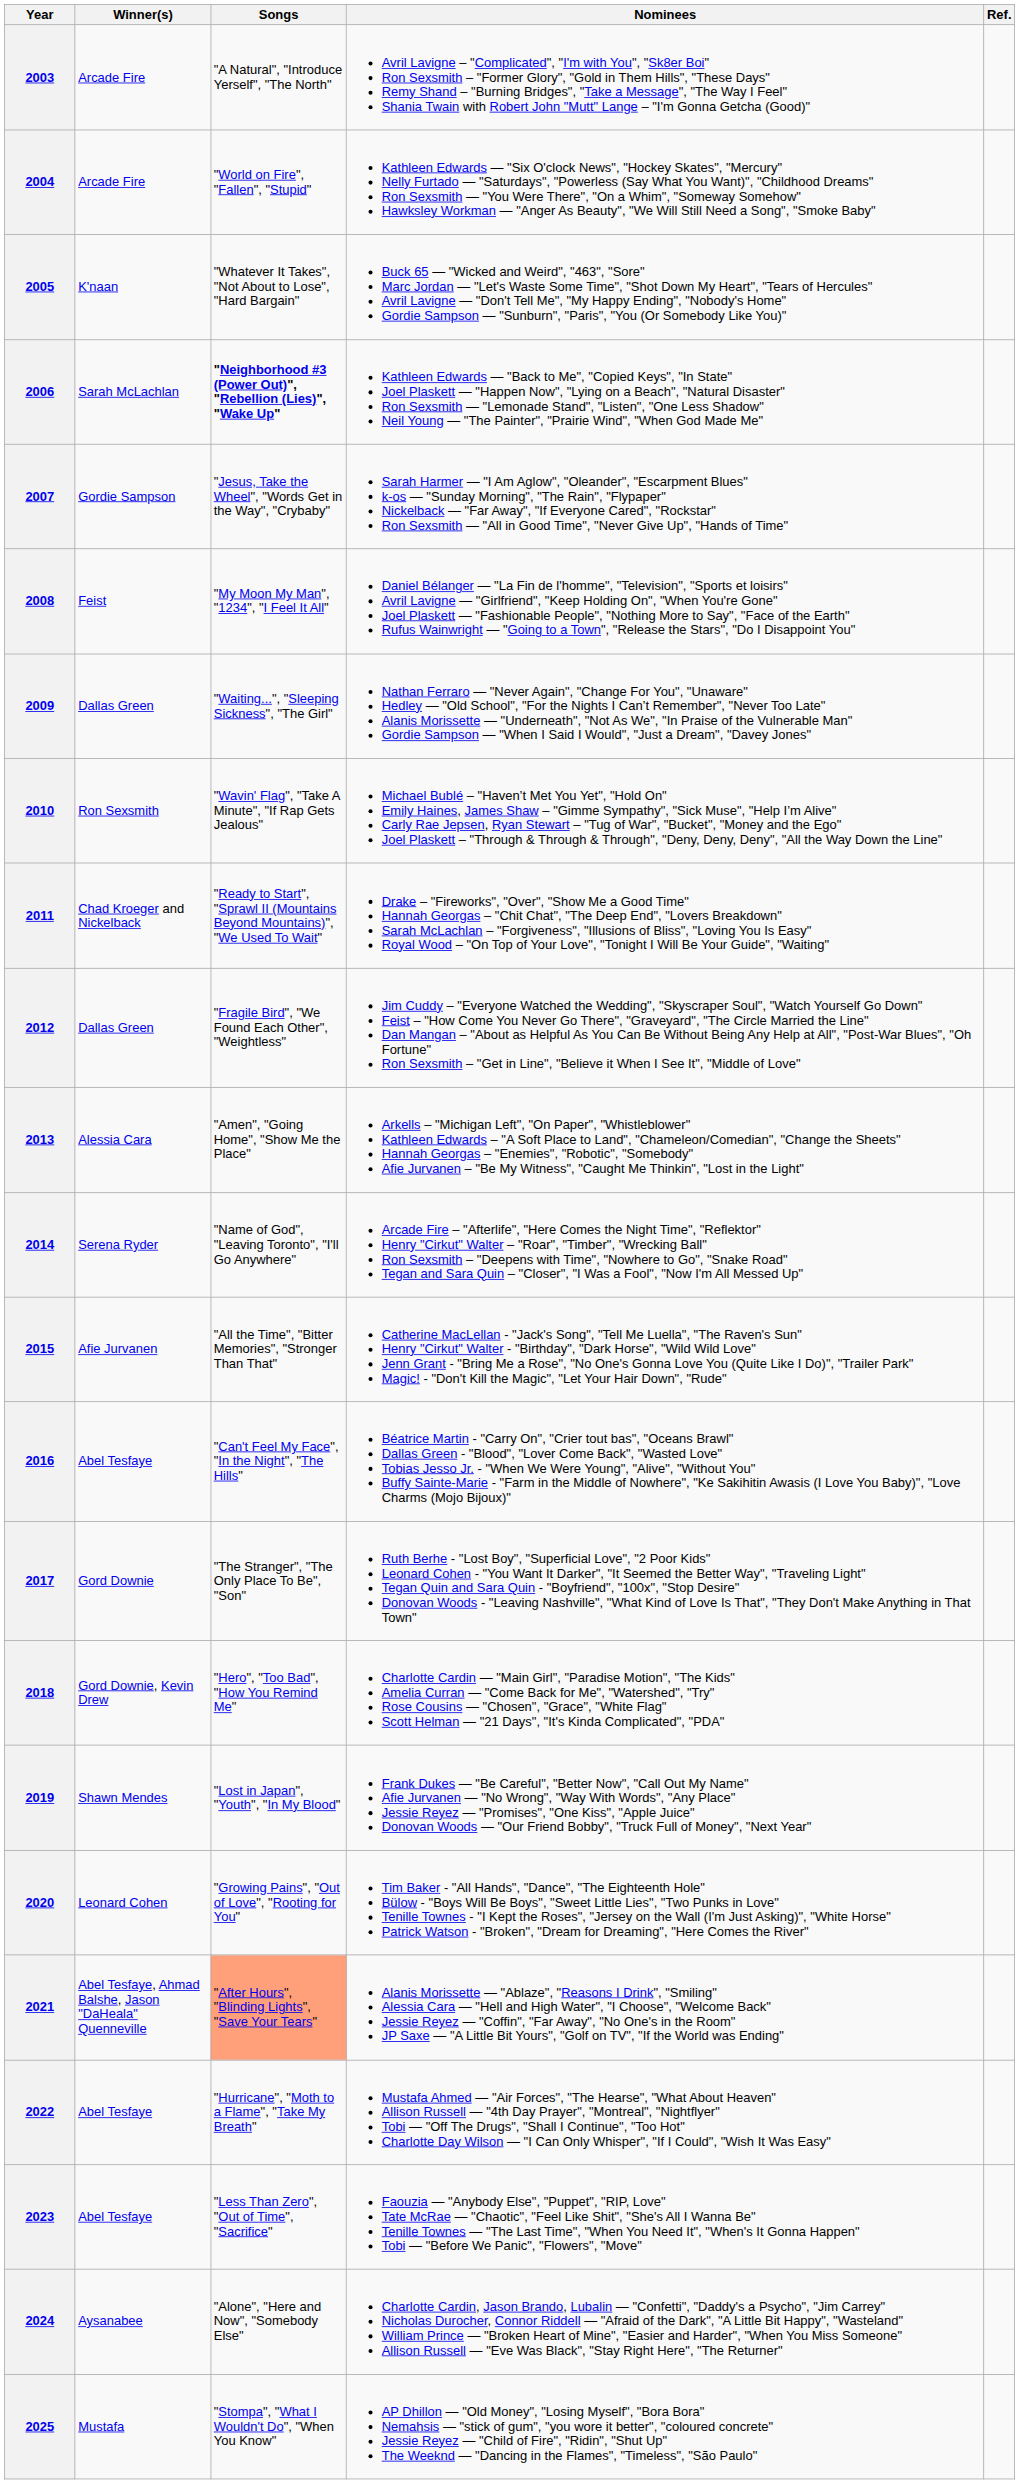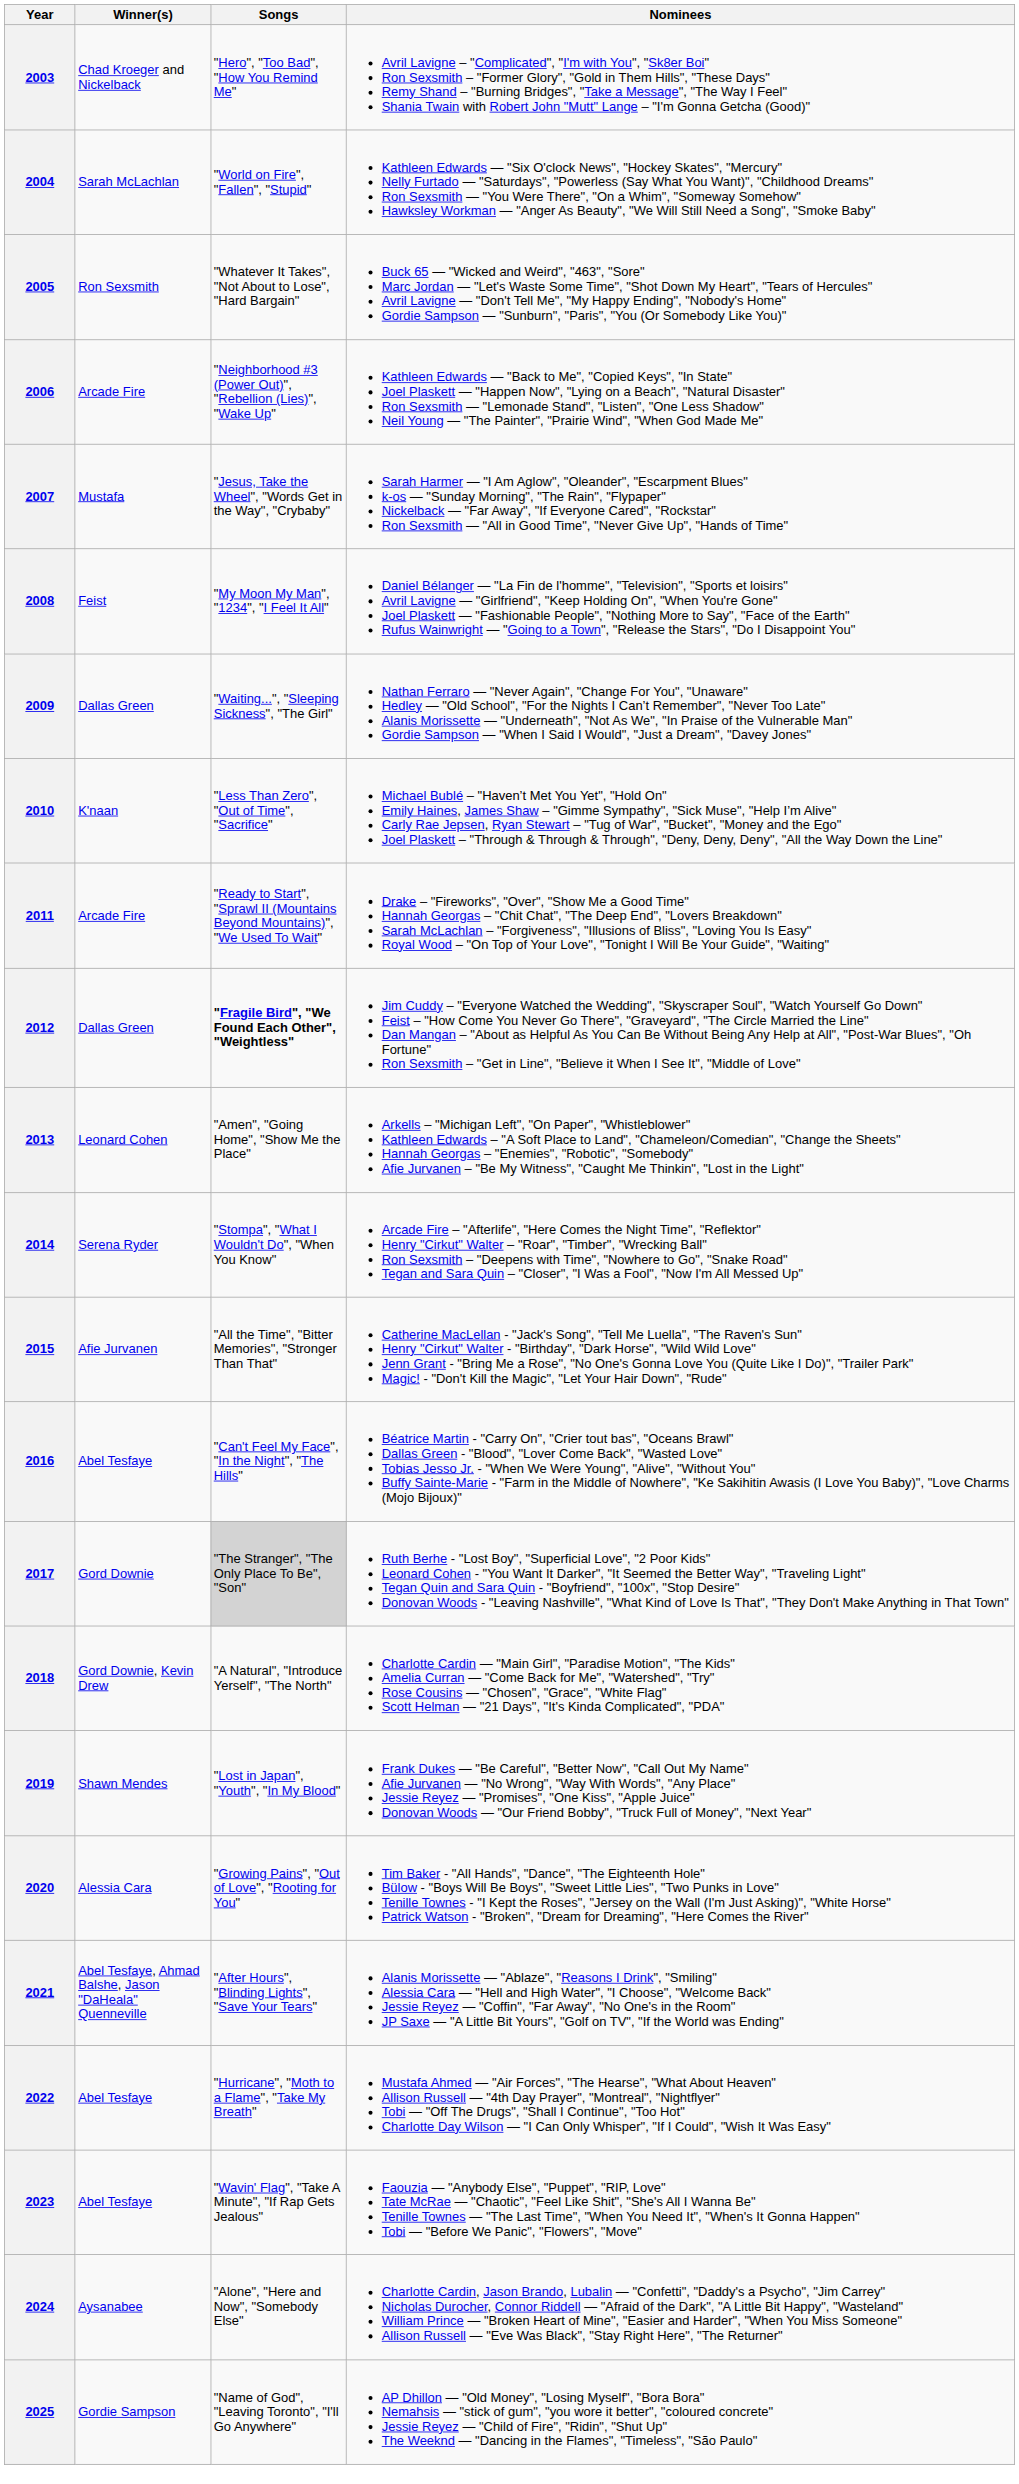- column: (999, 14)
(112, 77) Arcade Fire -> (131, 77) Chad Kroeger and Nickelback
(278, 77) "A Natural", "Introduce Yerself", "The North" -> (266, 77) "Hero", "Too Bad", "How You Remind Me"
(112, 182) Arcade Fire -> (129, 182) Sarah McLachlan
(98, 287) K'naan -> (119, 287) Ron Sexsmith
(129, 391) Sarah McLachlan -> (112, 391) Arcade Fire
(270, 391) bold -> (266, 391) normal
(127, 496) Gordie Sampson -> (101, 496) Mustafa
(119, 811) Ron Sexsmith -> (98, 811) K'naan
(277, 811) "Wavin' Flag", "Take A Minute", "If Rap Gets Jealous" -> (265, 811) "Less Than Zero", "Out of Time", "Sacrifice"
(131, 915) Chad Kroeger and Nickelback -> (112, 915) Arcade Fire
(271, 1027) normal -> (275, 1027) bold
(115, 1139) Alessia Cara -> (123, 1139) Leonard Cohen
(276, 1244) "Name of God", "Leaving Toronto", "I'll Go Anywhere" -> (274, 1244) "Stompa", "What I Wouldn't Do", "When You Know"
(273, 1581) no background -> (273, 1573) lightgrey background
(266, 1693) "Hero", "Too Bad", "How You Remind Me" -> (278, 1678) "A Natural", "Introduce Yerself", "The North"
(123, 1902) Leonard Cohen -> (115, 1888) Alessia Cara
(265, 2007) lightsalmon background -> (265, 1992) no background
(265, 2217) "Less Than Zero", "Out of Time", "Sacrifice" -> (277, 2202) "Wavin' Flag", "Take A Minute", "If Rap Gets Jealous"
(101, 2426) Mustafa -> (127, 2412) Gordie Sampson
(274, 2426) "Stompa", "What I Wouldn't Do", "When You Know" -> (276, 2412) "Name of God", "Leaving Toronto", "I'll Go Anywhere"
